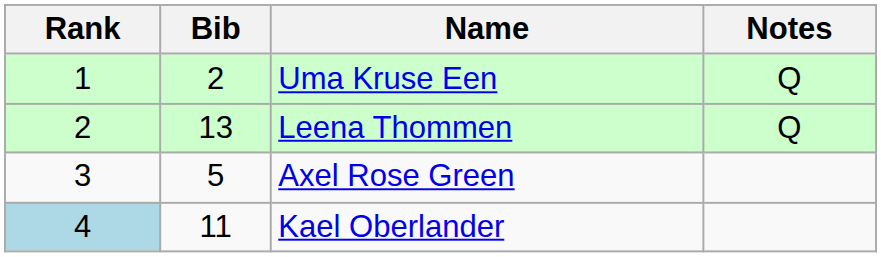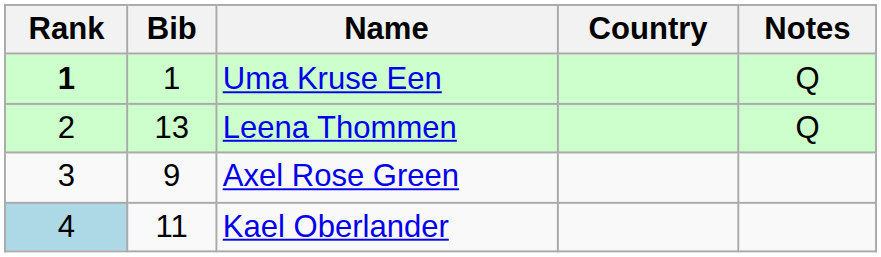+ column: (648, 29)
(83, 78) normal -> (66, 78) bold
(216, 78) 2 -> (172, 78) 1
(216, 176) 5 -> (172, 176) 9
